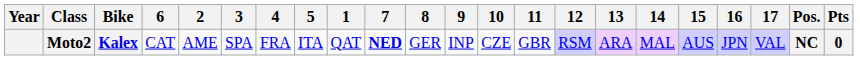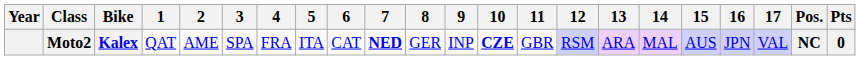columns swapped: (346, 17) <-> (160, 17)
(496, 42) normal -> (497, 42) bold
